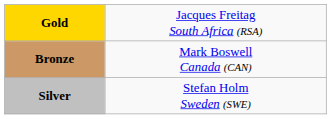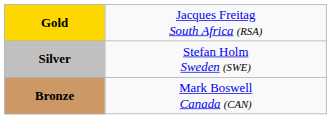rows swapped: (55, 95) <-> (55, 58)
